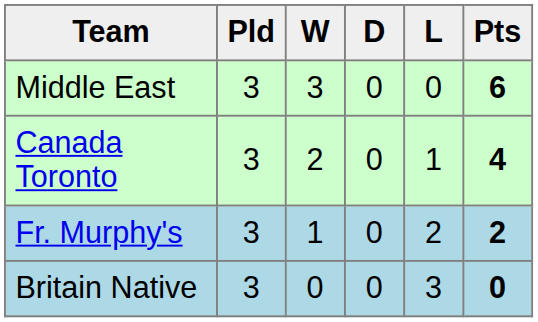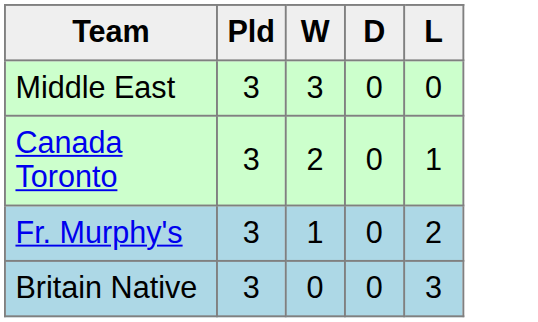- column: (497, 32)
